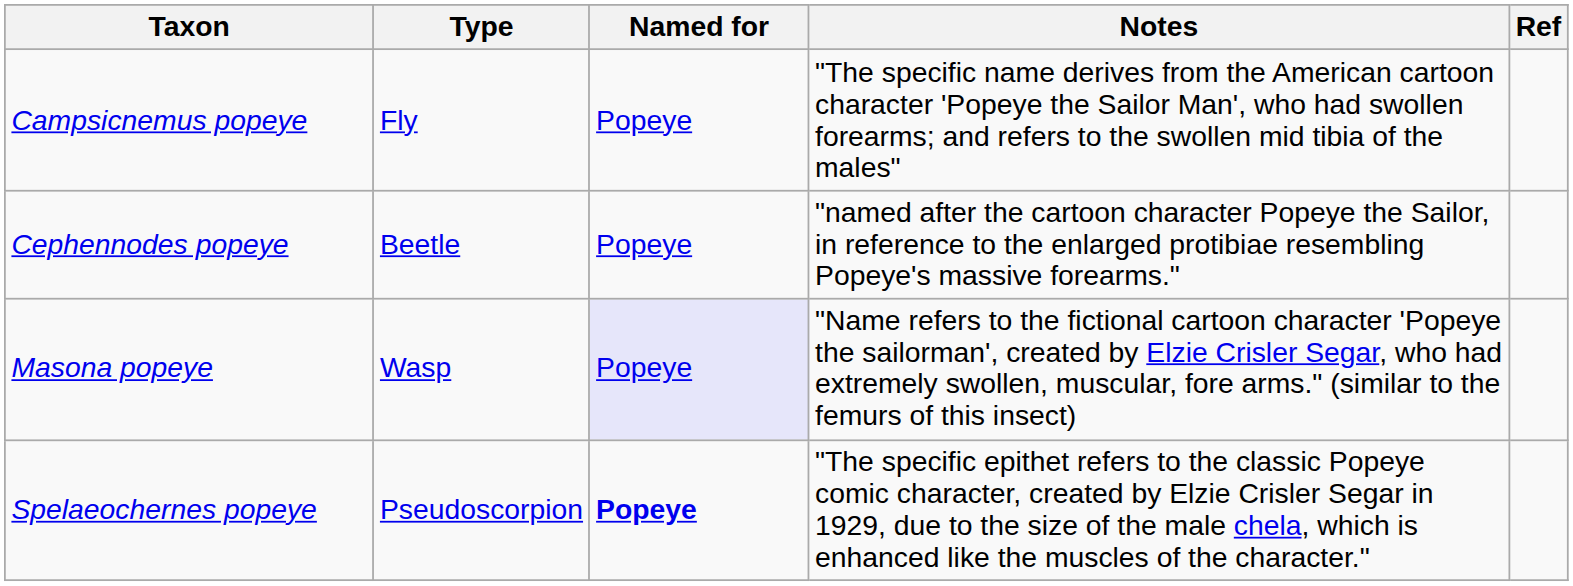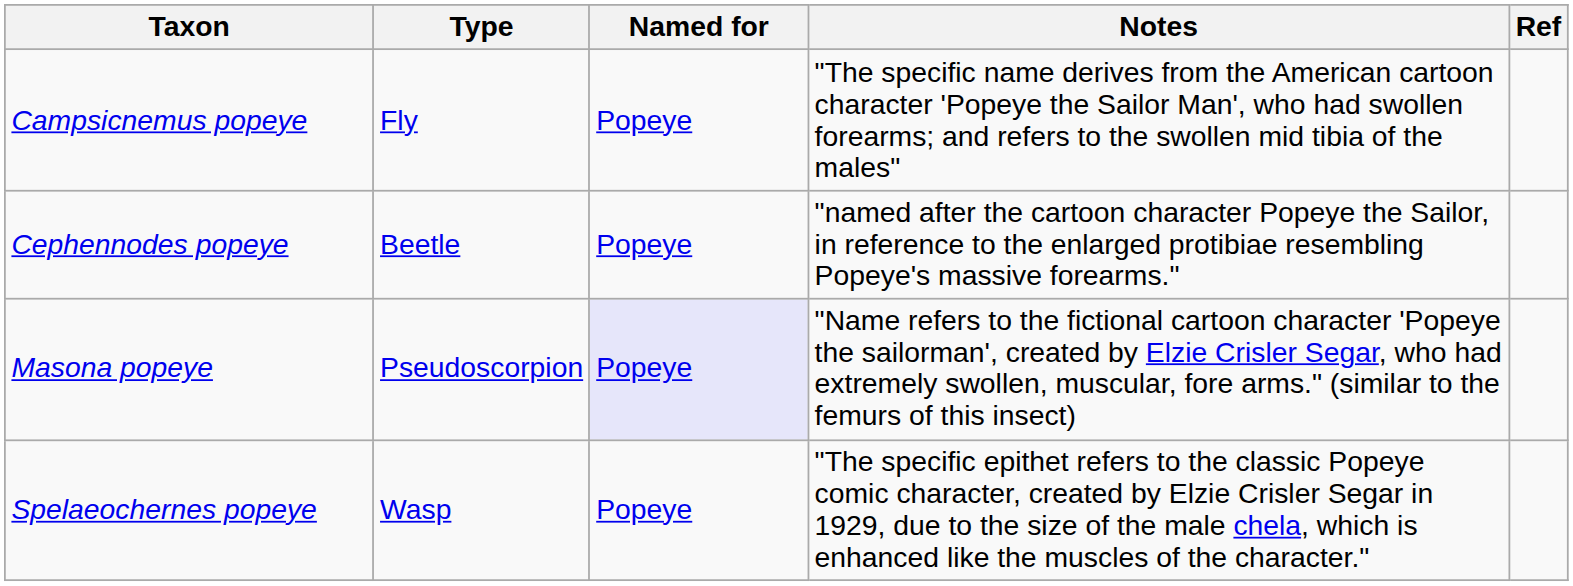(416, 368) Wasp -> (482, 368) Pseudoscorpion
(481, 509) Pseudoscorpion -> (416, 509) Wasp
(646, 509) bold -> (644, 509) normal
